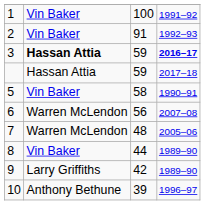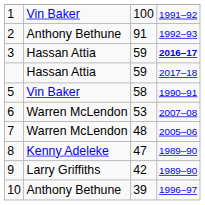(53, 33) Vin Baker -> (74, 33) Anthony Bethune
(64, 53) bold -> (61, 53) normal
(140, 111) 56 -> (140, 111) 53
(53, 151) Vin Baker -> (68, 151) Kenny Adeleke
(140, 151) 44 -> (140, 151) 47
